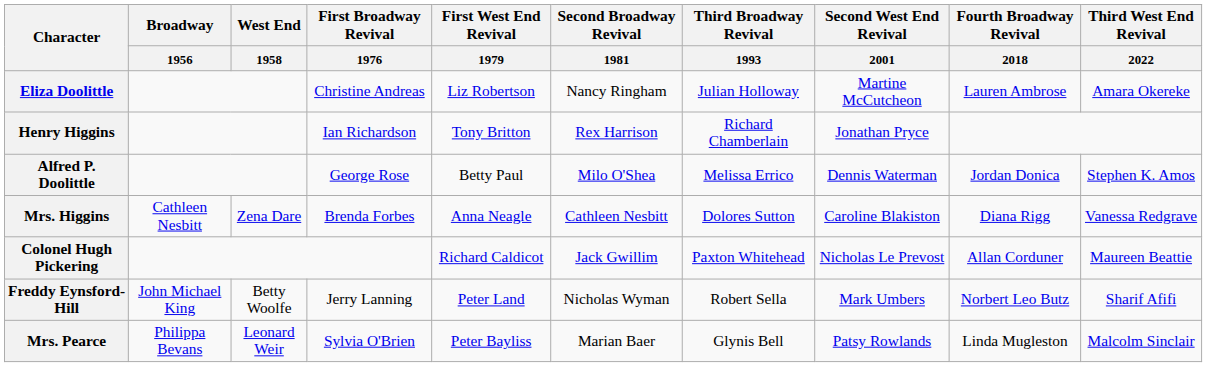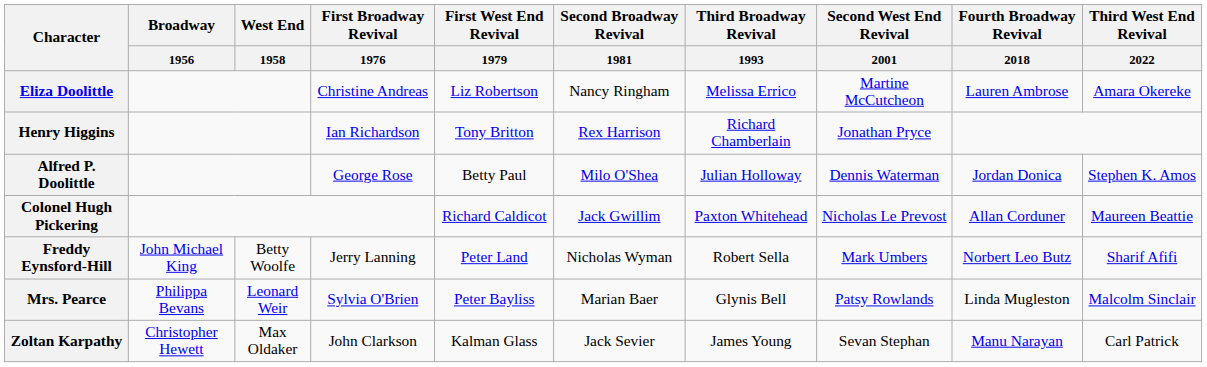(748, 91) Julian Holloway -> (751, 91) Melissa Errico
(748, 174) Melissa Errico -> (751, 174) Julian Holloway
- row: (67, 216)
+ row: (66, 341)
